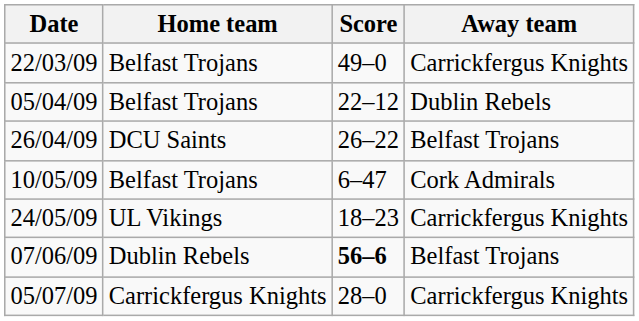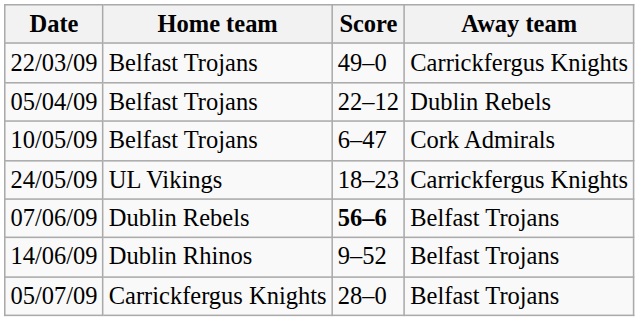- row: (54, 140)
+ row: (54, 256)
(519, 295) Carrickfergus Knights -> (485, 295) Belfast Trojans
